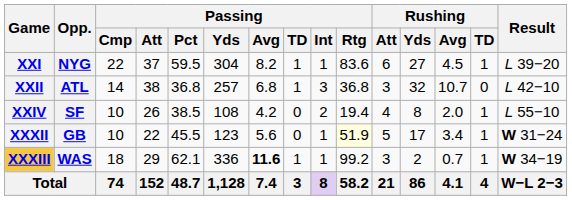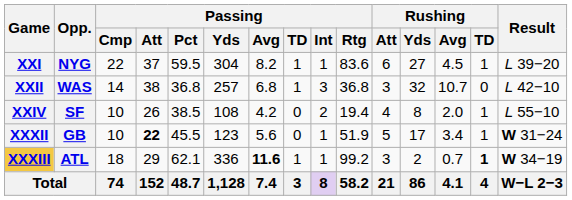(75, 87) ATL -> (75, 87) WAS
(152, 135) normal -> (152, 135) bold
(354, 135) lightyellow background -> (354, 135) no background
(75, 159) WAS -> (75, 159) ATL
(484, 159) normal -> (484, 159) bold
